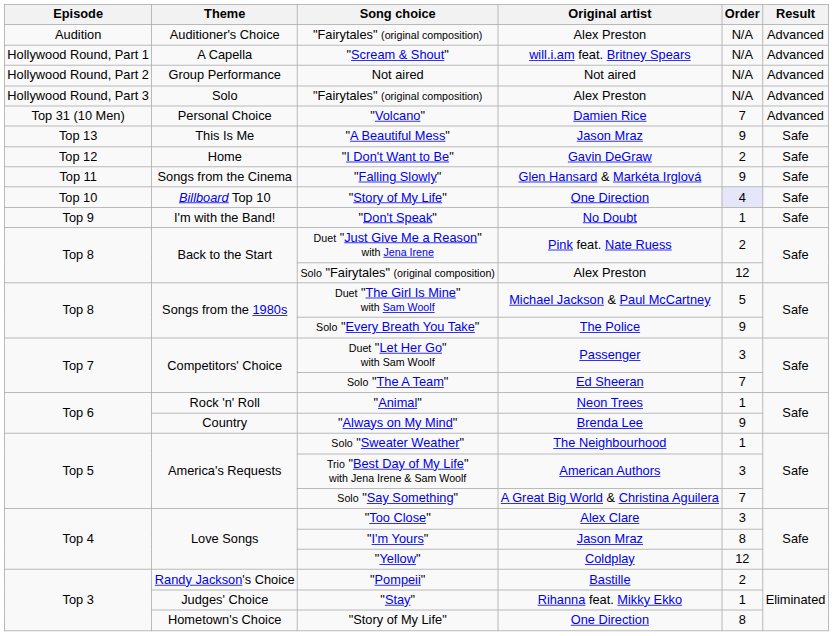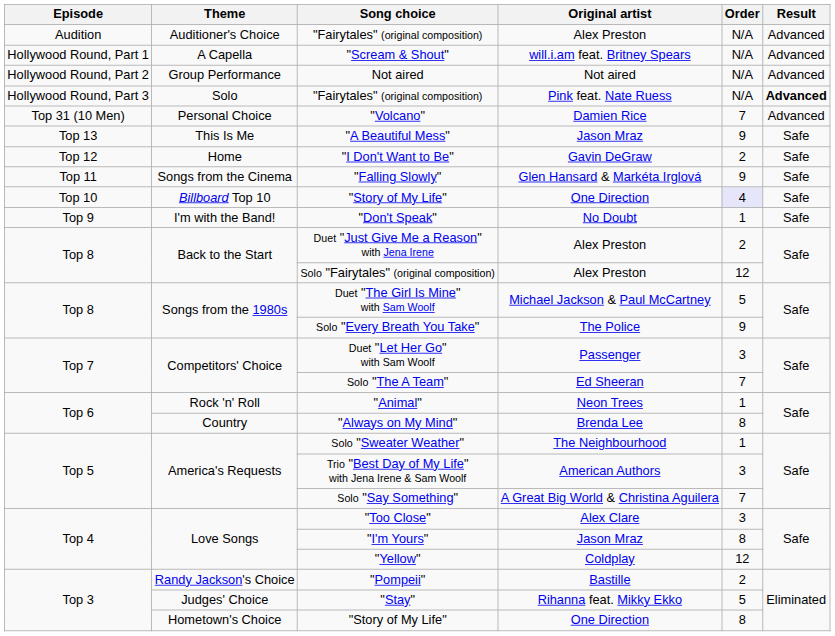(610, 95) Alex Preston -> (610, 95) Pink feat. Nate Ruess
(796, 95) normal -> (796, 95) bold
(610, 245) Pink feat. Nate Ruess -> (610, 245) Alex Preston
(742, 423) 9 -> (742, 423) 8
(742, 600) 1 -> (742, 600) 5
